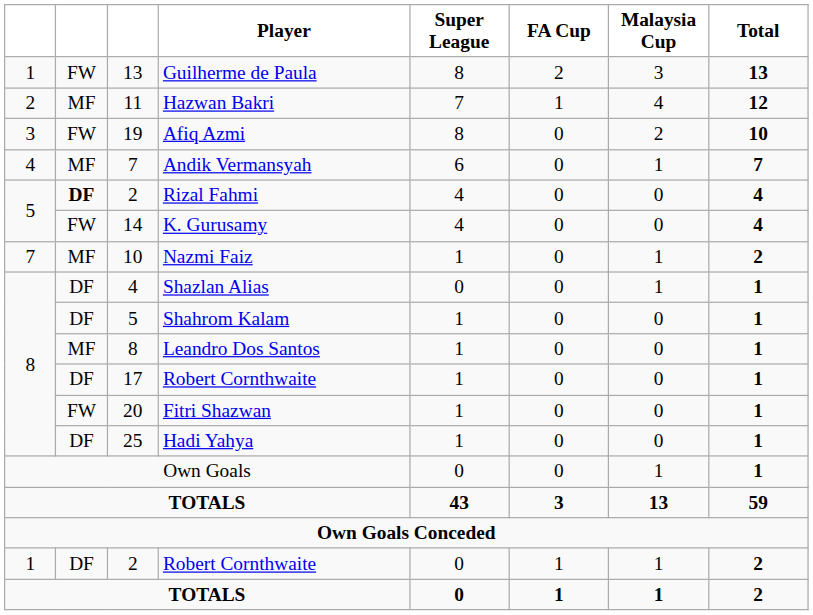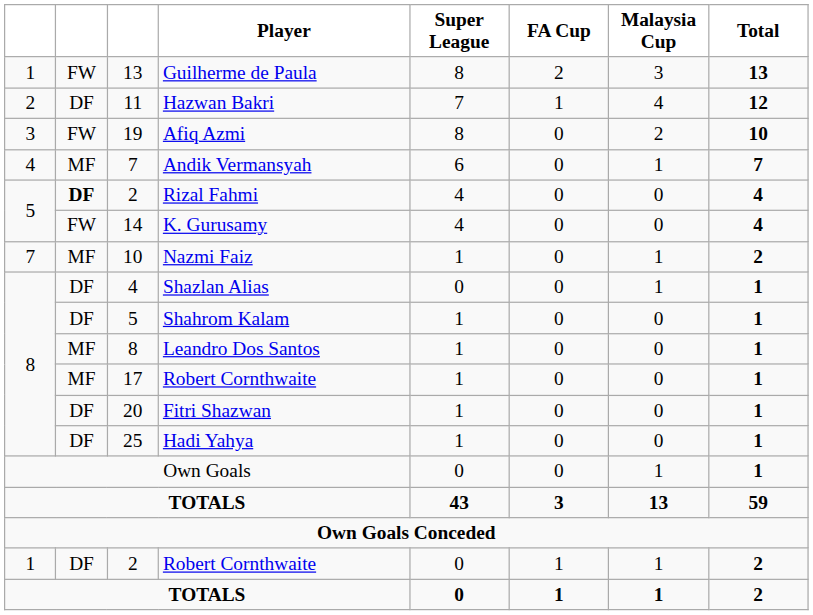(82, 103) MF -> (82, 103) DF
(82, 379) DF -> (82, 379) MF
(82, 410) FW -> (82, 410) DF
